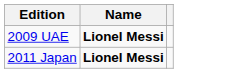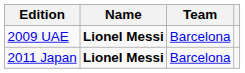+ column: (200, 15)
